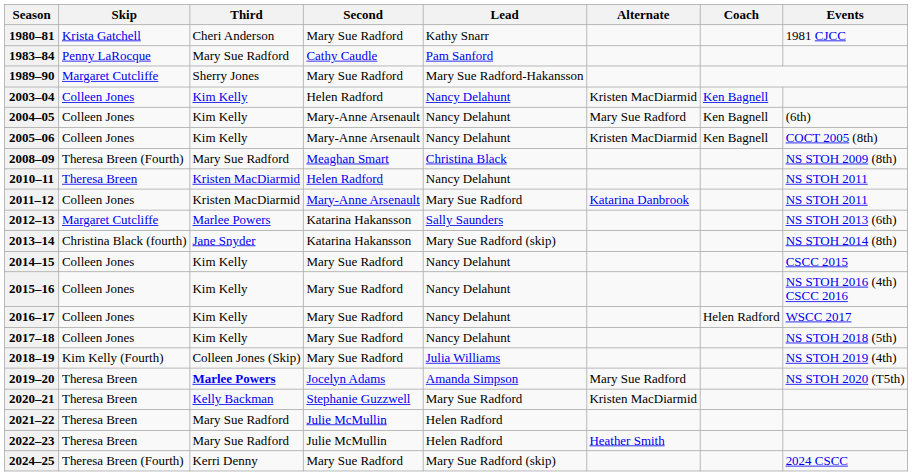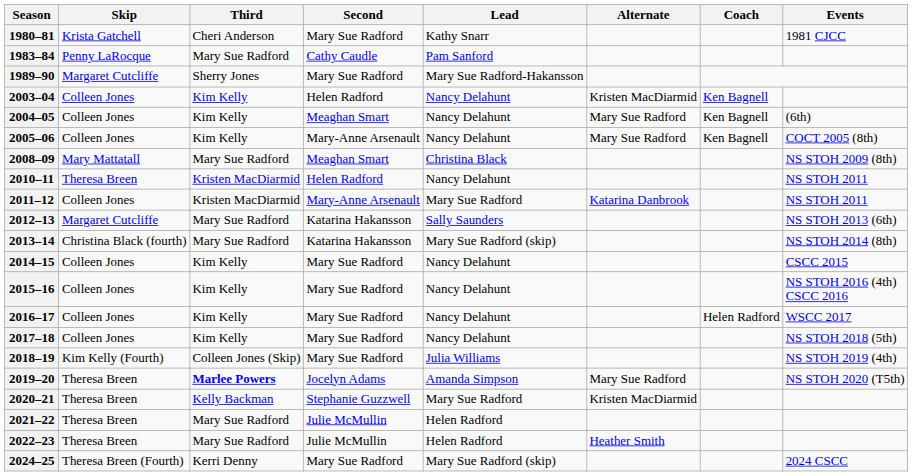(363, 117) Mary-Anne Arsenault -> (348, 117) Meaghan Smart
(643, 138) Kristen MacDiarmid -> (638, 138) Mary Sue Radford
(123, 158) Theresa Breen (Fourth) -> (101, 158) Mary Mattatall
(232, 220) Marlee Powers -> (241, 220) Mary Sue Radford
(224, 240) Jane Snyder -> (241, 240) Mary Sue Radford
